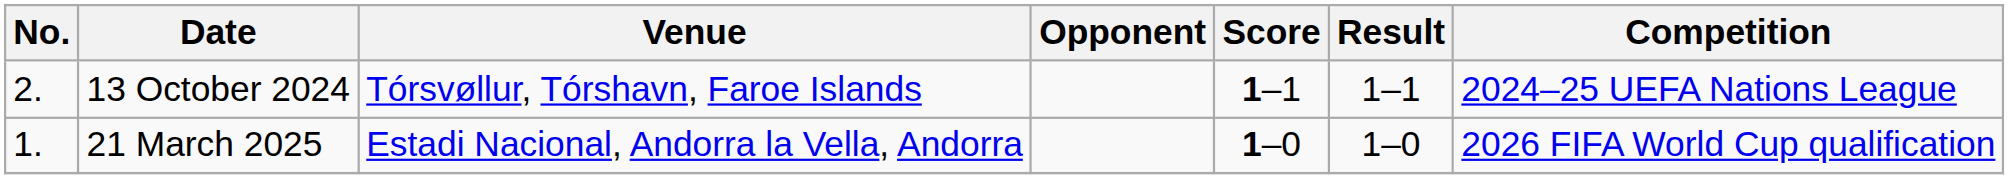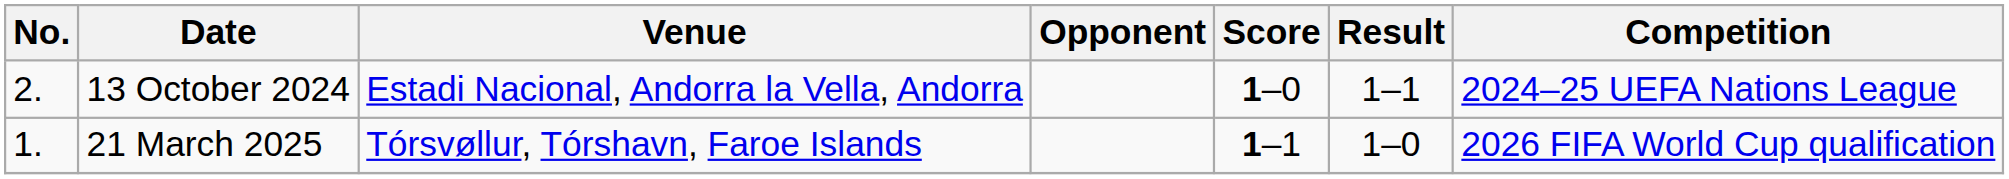(644, 88) Tórsvøllur, Tórshavn, Faroe Islands -> (695, 88) Estadi Nacional, Andorra la Vella, Andorra
(1272, 88) 1–1 -> (1272, 88) 1–0
(695, 144) Estadi Nacional, Andorra la Vella, Andorra -> (644, 144) Tórsvøllur, Tórshavn, Faroe Islands
(1272, 144) 1–0 -> (1272, 144) 1–1
